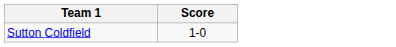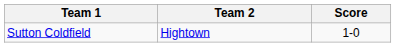+ column: (235, 13)
